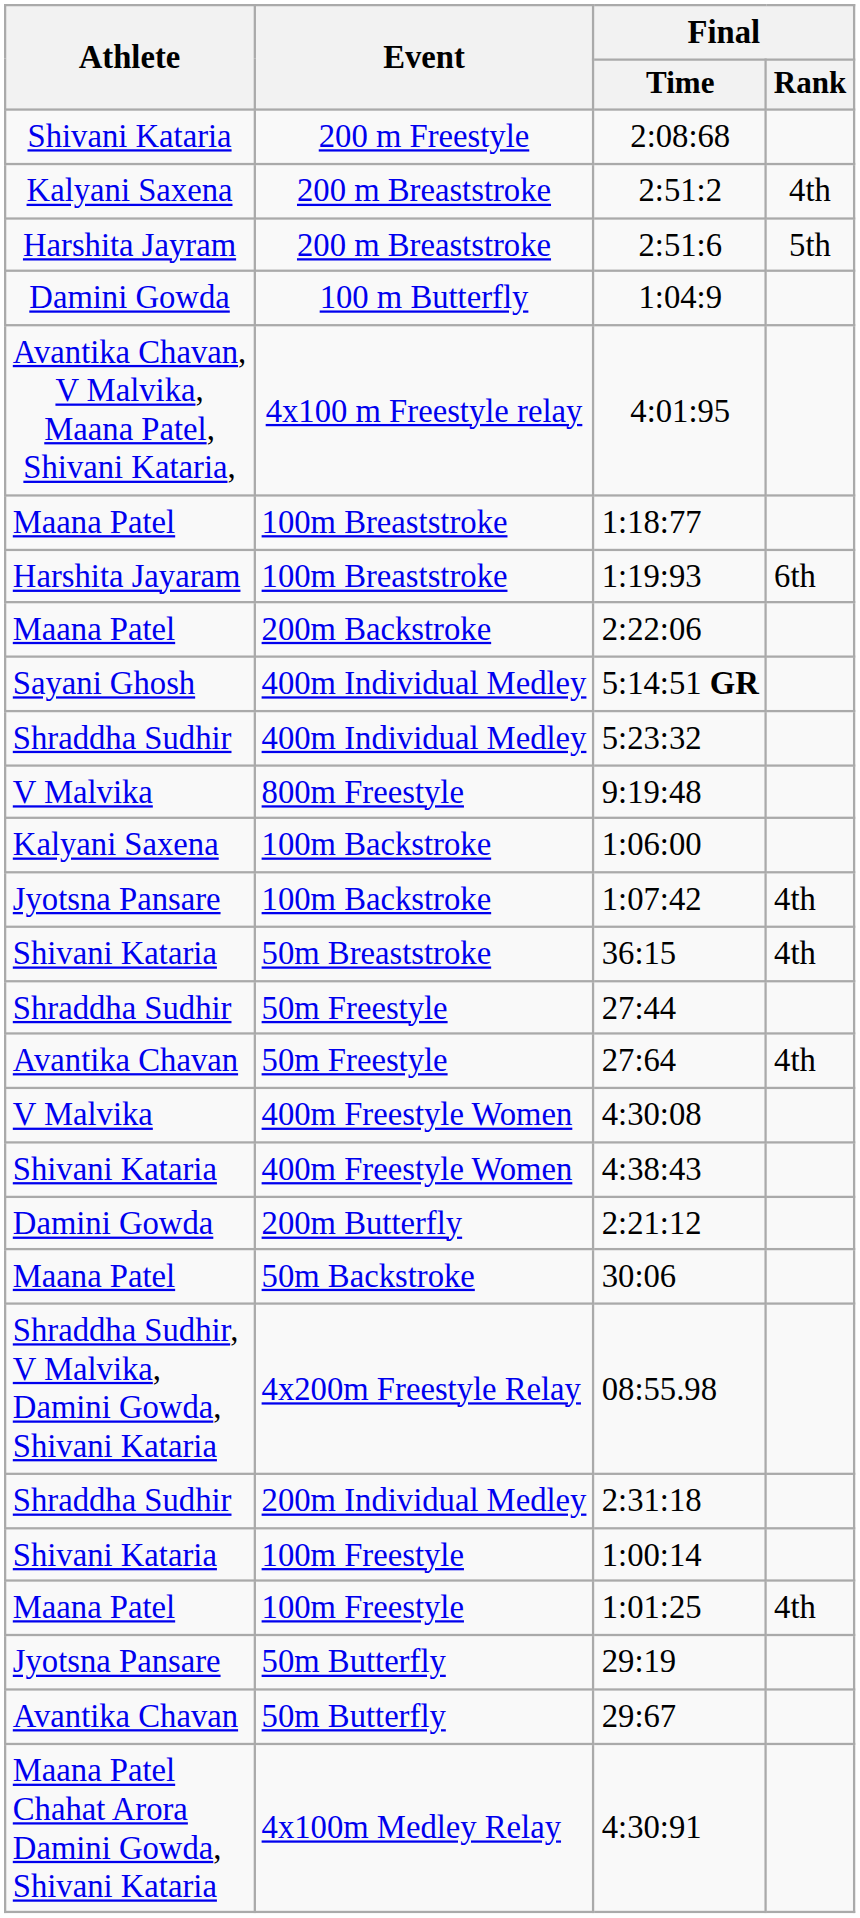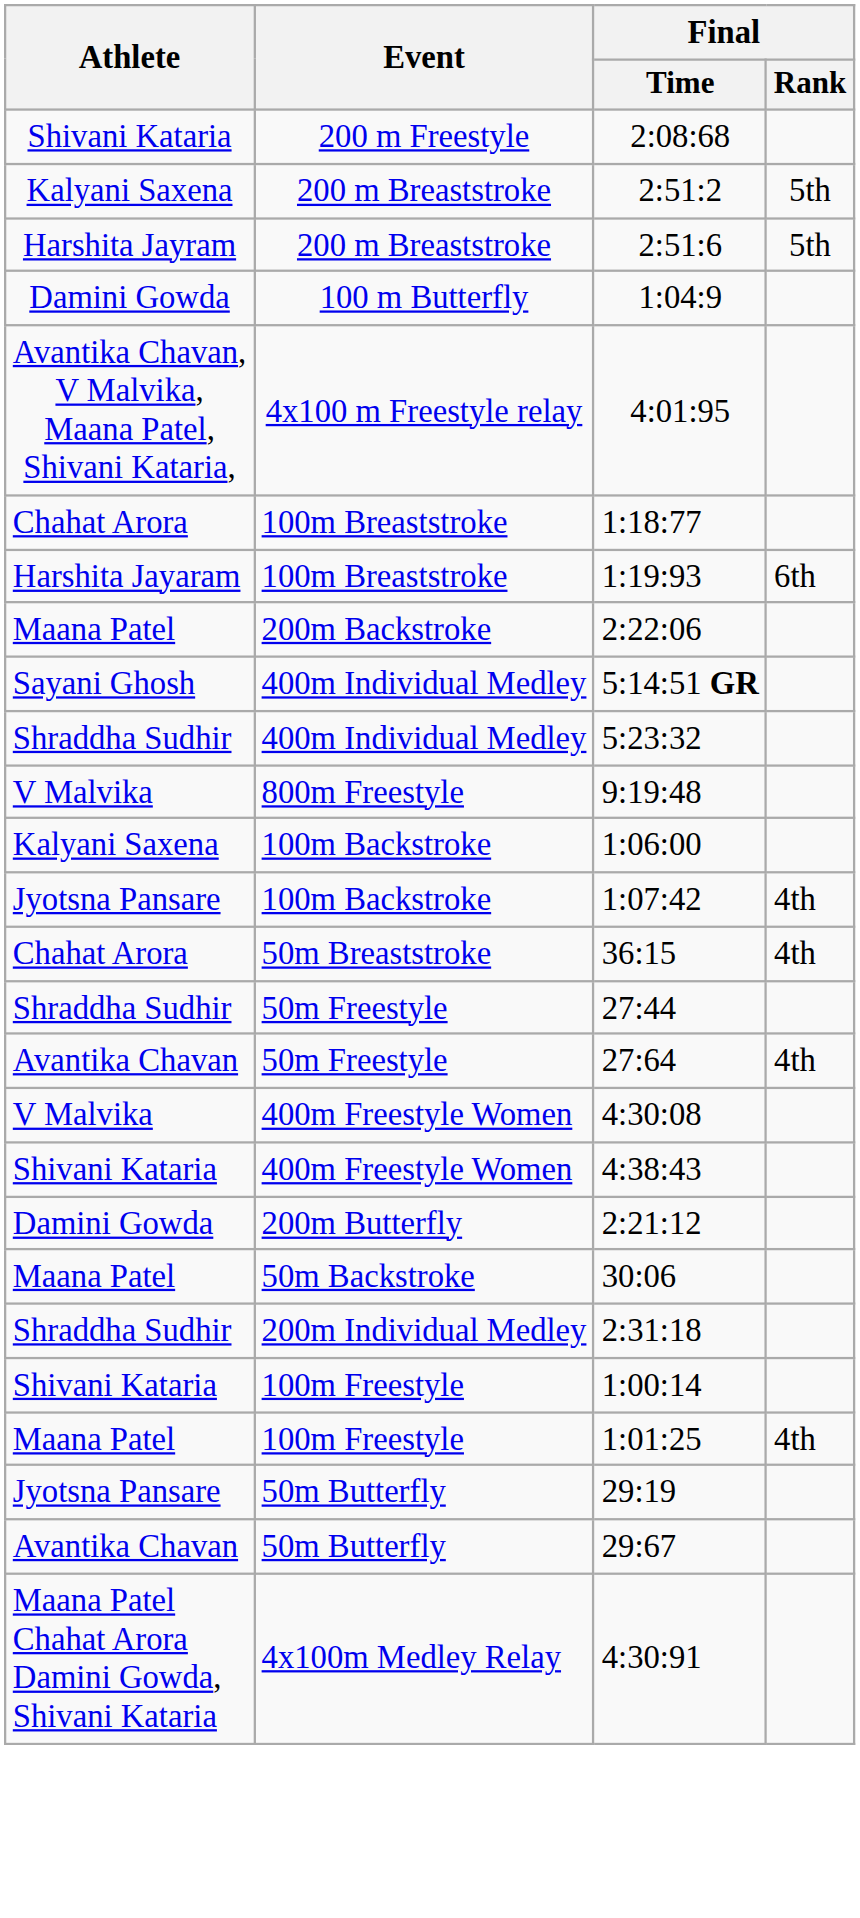(810, 190) 4th -> (810, 190) 5th
(94, 522) Maana Patel -> (100, 522) Chahat Arora
(115, 953) Shivani Kataria -> (100, 953) Chahat Arora
- row: (659, 1388)
